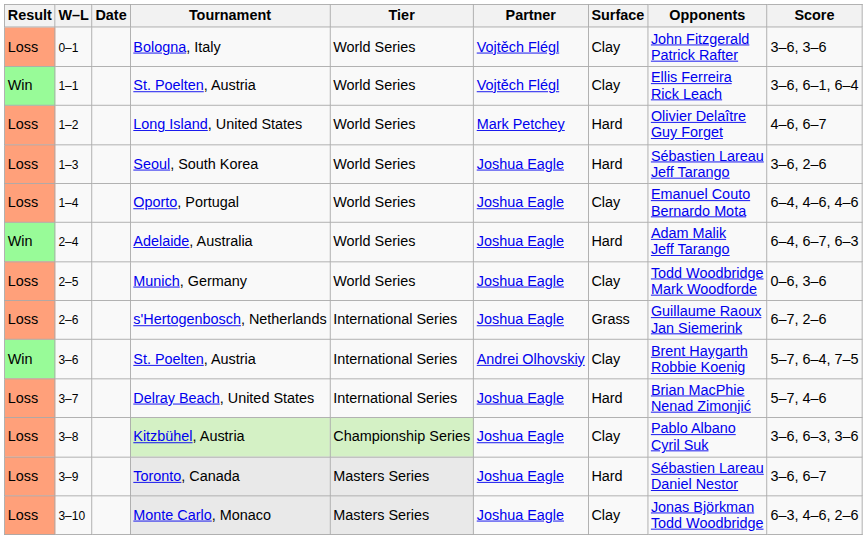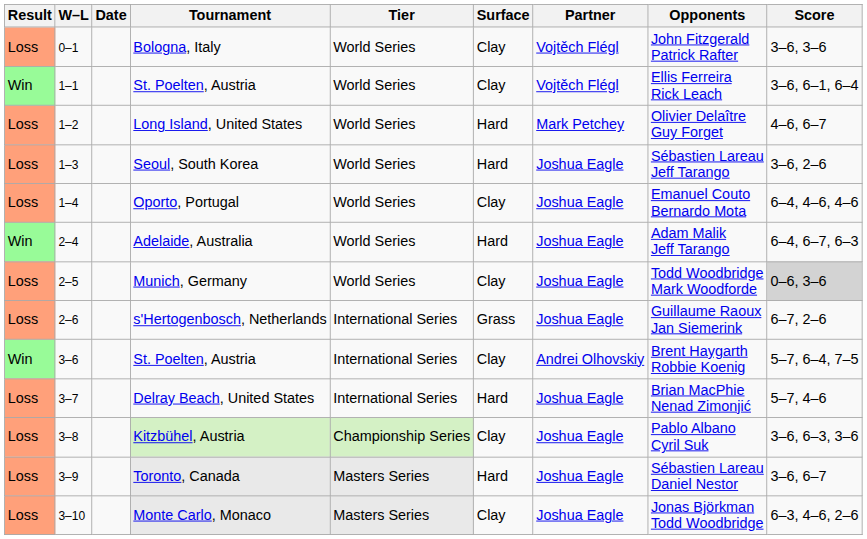columns swapped: (618, 15) <-> (531, 15)
(798, 281) no background -> (798, 281) lightgrey background
